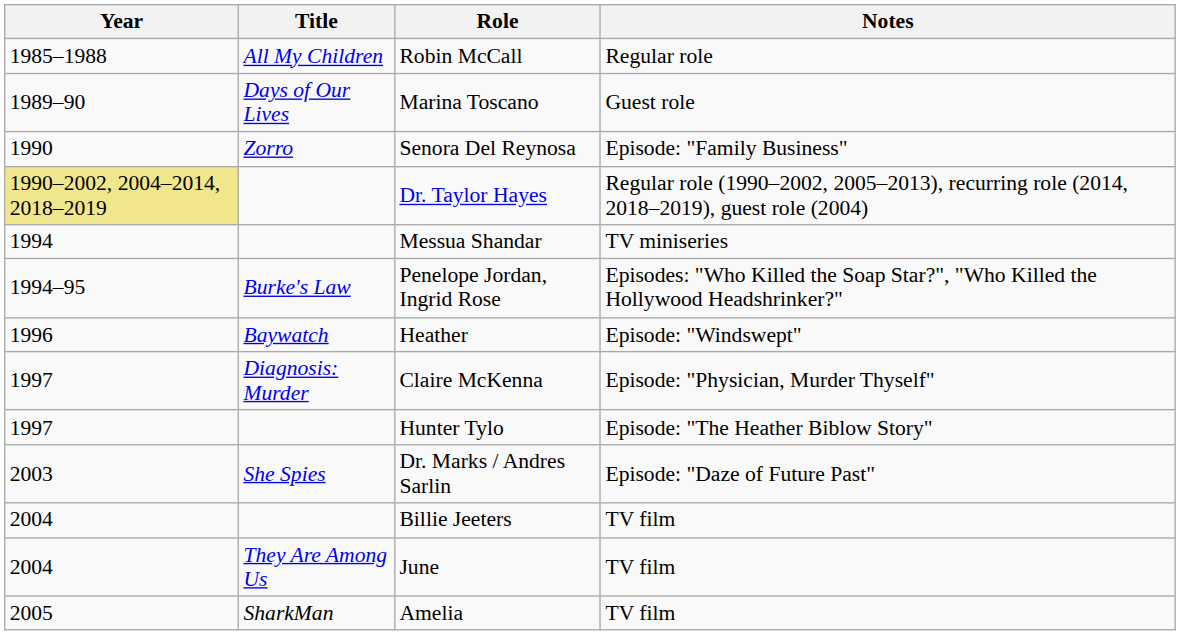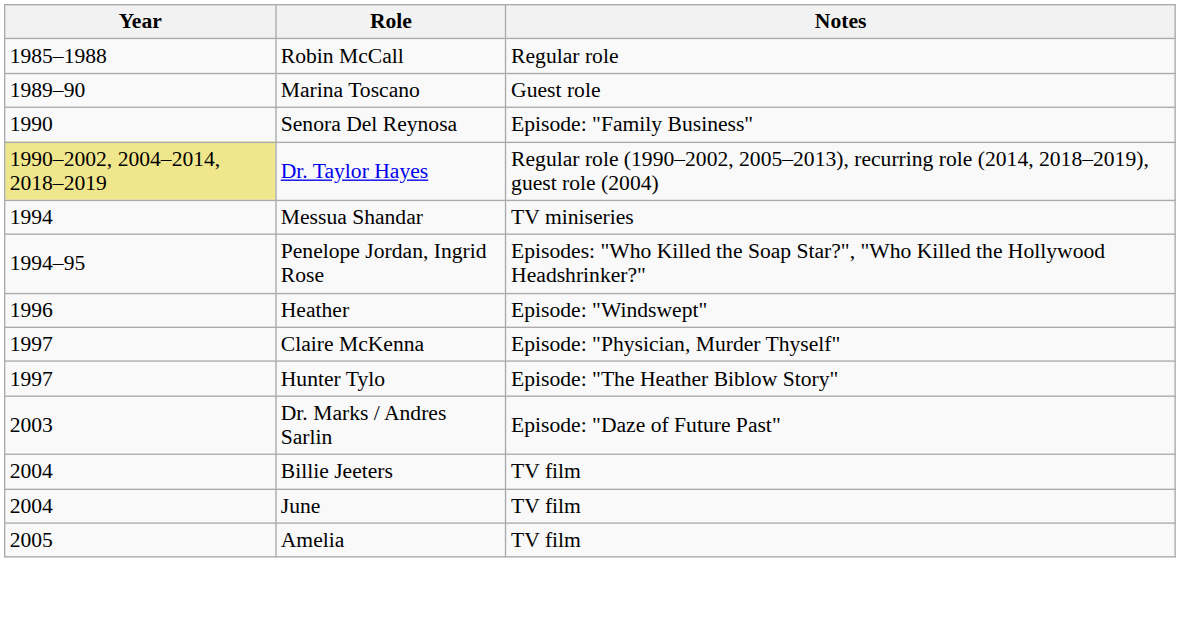- column: (316, 21)
